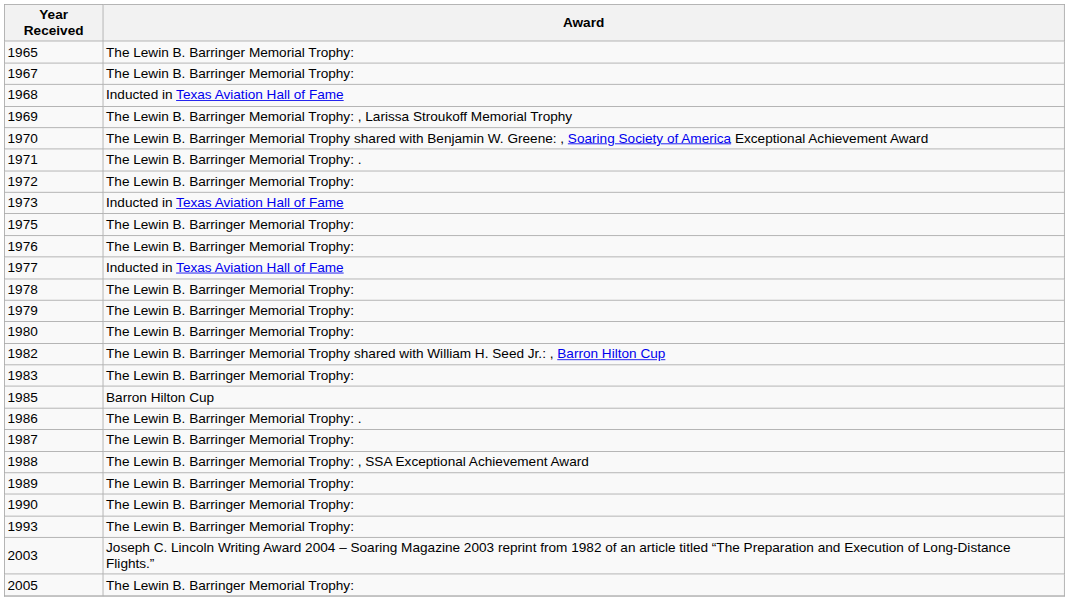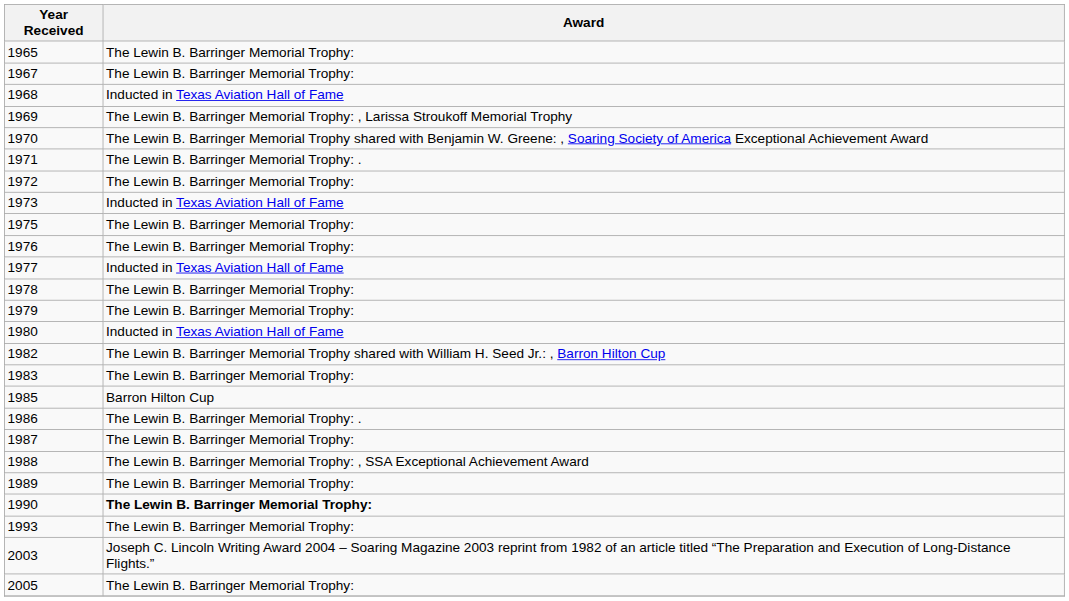(230, 332) The Lewin B. Barringer Memorial Trophy: -> (225, 332) Inducted in Texas Aviation Hall of Fame
(230, 505) normal -> (239, 505) bold
